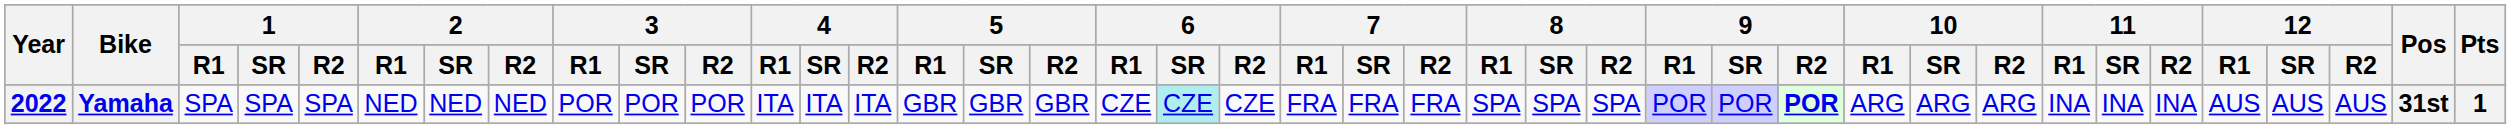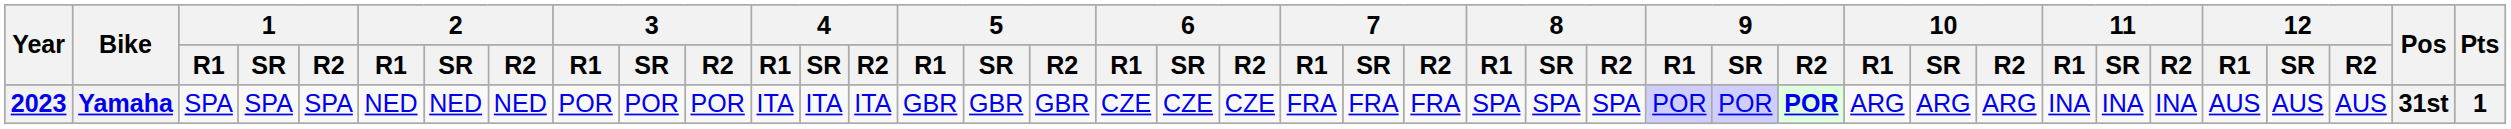(39, 104) 2022 -> (39, 104) 2023
(1188, 104) paleturquoise background -> (1188, 104) no background
